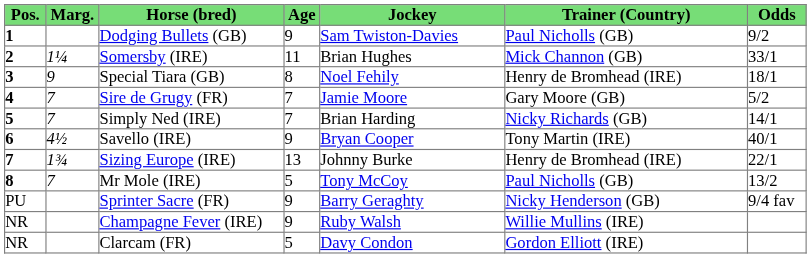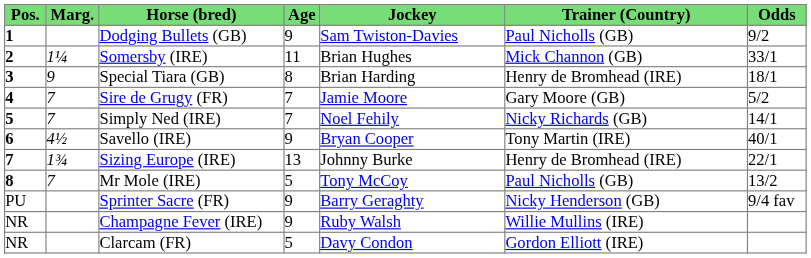(360, 76) Noel Fehily -> (368, 76) Brian Harding
(368, 118) Brian Harding -> (360, 118) Noel Fehily
